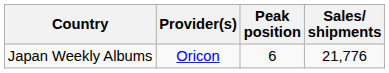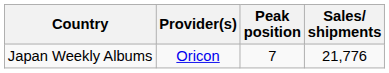(272, 56) 6 -> (272, 56) 7
